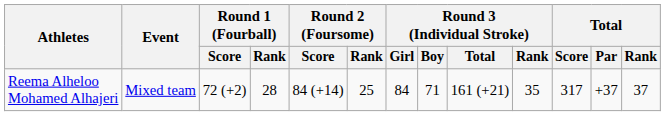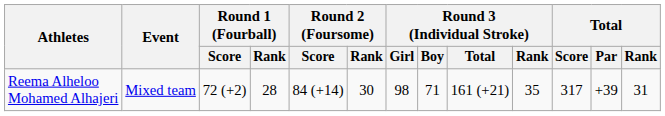(367, 90) 25 -> (367, 90) 30
(402, 90) 84 -> (402, 90) 98
(606, 90) +37 -> (606, 90) +39
(641, 90) 37 -> (641, 90) 31
